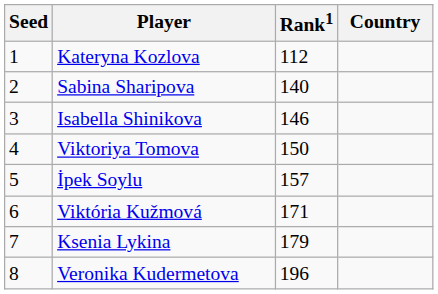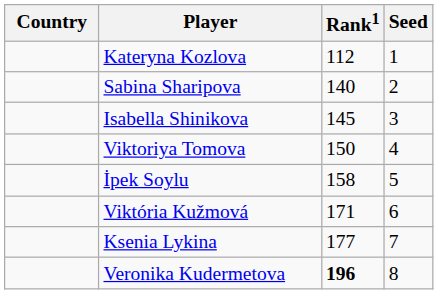columns swapped: (385, 22) <-> (29, 22)
(294, 118) 146 -> (341, 118) 145
(294, 180) 157 -> (341, 180) 158
(294, 241) 179 -> (341, 241) 177
(294, 272) normal -> (341, 272) bold
